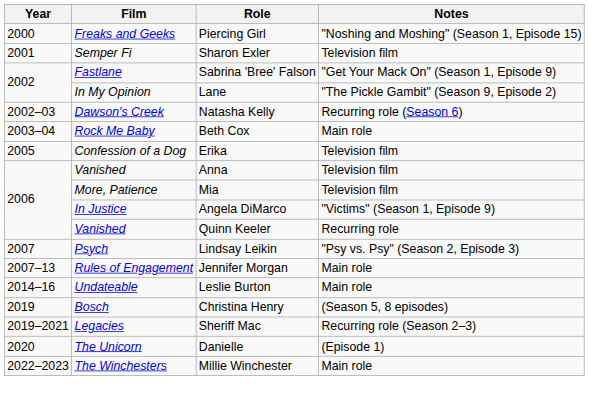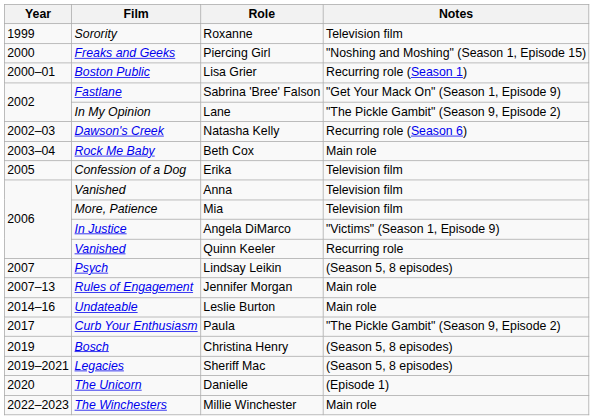+ row: (228, 33)
+ row: (230, 72)
- row: (234, 53)
(420, 248) "Psy vs. Psy" (Season 2, Episode 3) -> (389, 268) (Season 5, 8 episodes)
+ row: (219, 326)
(399, 326) Recurring role (Season 2–3) -> (389, 365) (Season 5, 8 episodes)
